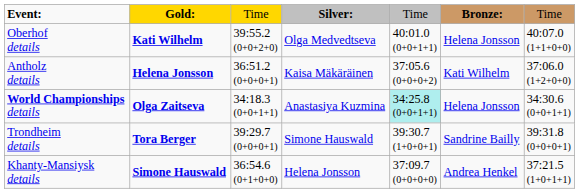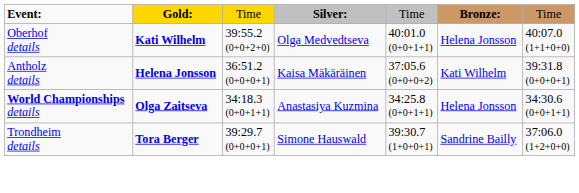(549, 73) 37:06.0 (1+2+0+0) -> (548, 73) 39:31.8 (0+0+0+1)
(415, 106) paleturquoise background -> (411, 106) no background
(549, 139) 39:31.8 (0+0+0+1) -> (548, 139) 37:06.0 (1+2+0+0)
- row: (51, 172)
